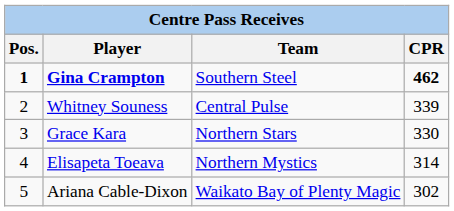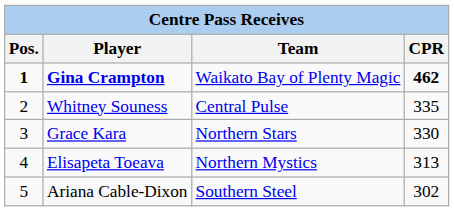(246, 77) Southern Steel -> (298, 77) Waikato Bay of Plenty Magic
(426, 105) 339 -> (426, 105) 335
(426, 162) 314 -> (426, 162) 313
(298, 191) Waikato Bay of Plenty Magic -> (246, 191) Southern Steel
